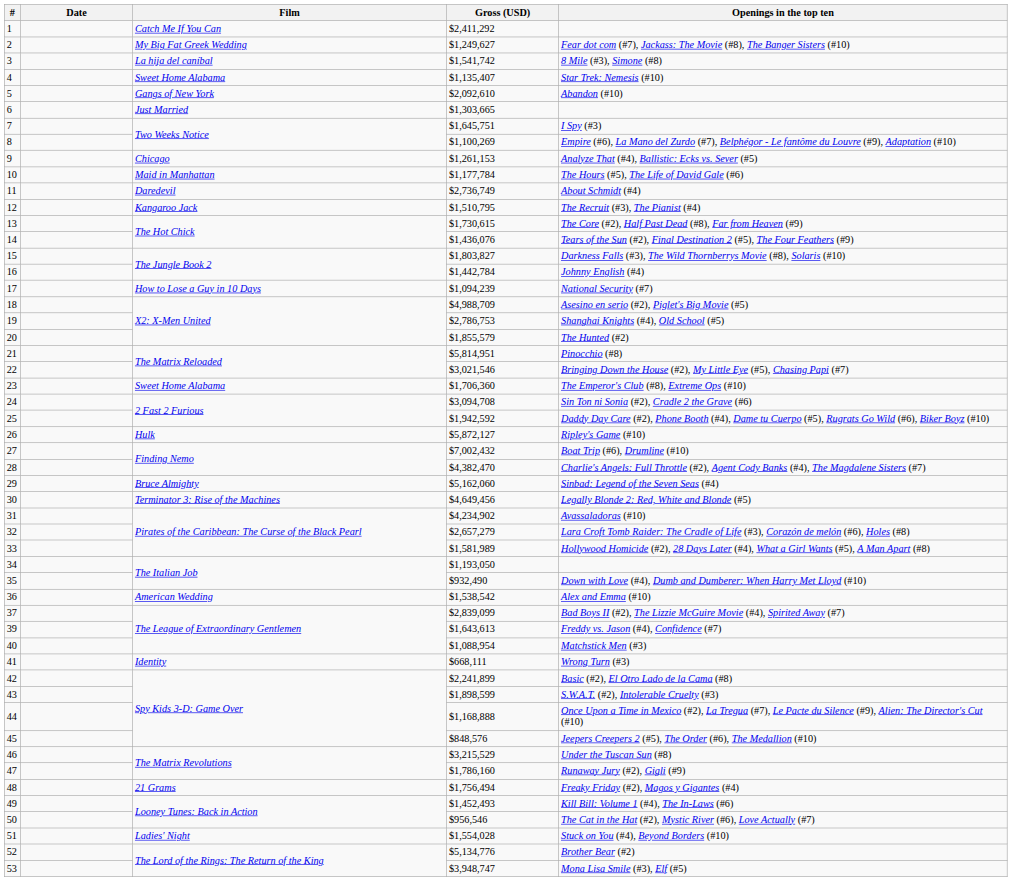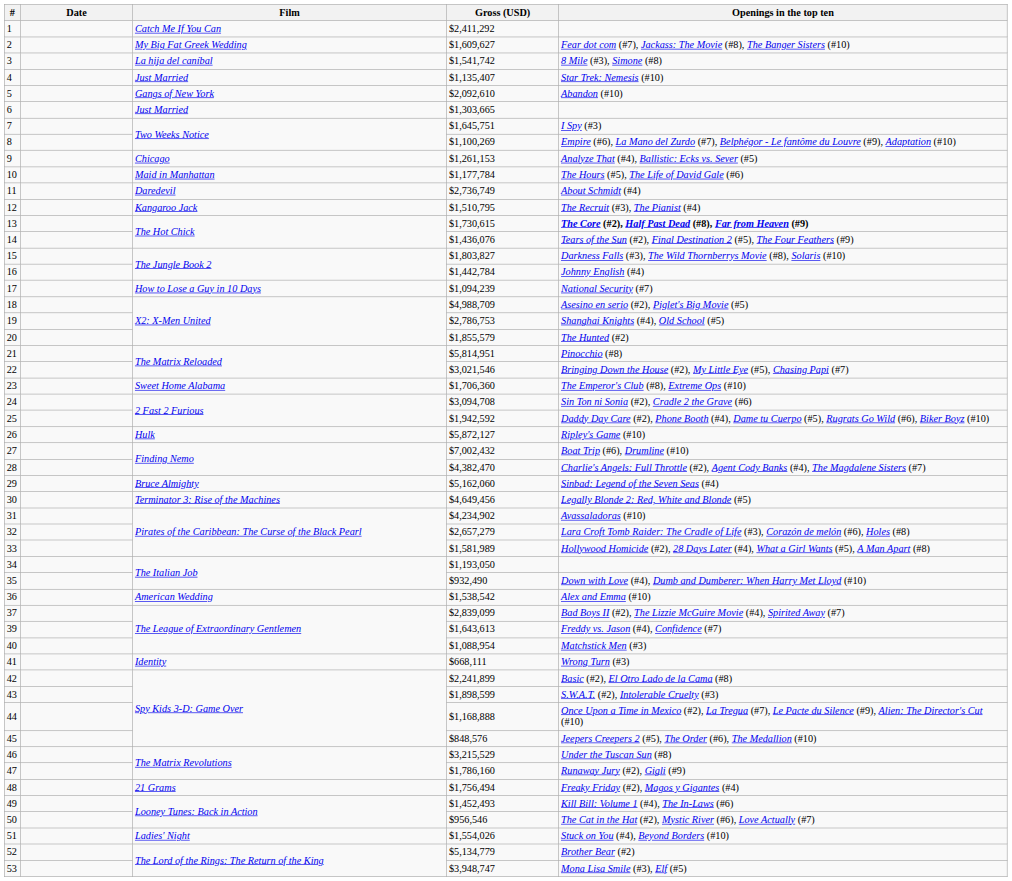(472, 45) $1,249,627 -> (472, 45) $1,609,627
(180, 77) Sweet Home Alabama -> (162, 77) Just Married
(682, 223) normal -> (685, 223) bold
(472, 836) $1,554,028 -> (472, 836) $1,554,026
(472, 852) $5,134,776 -> (472, 852) $5,134,779
